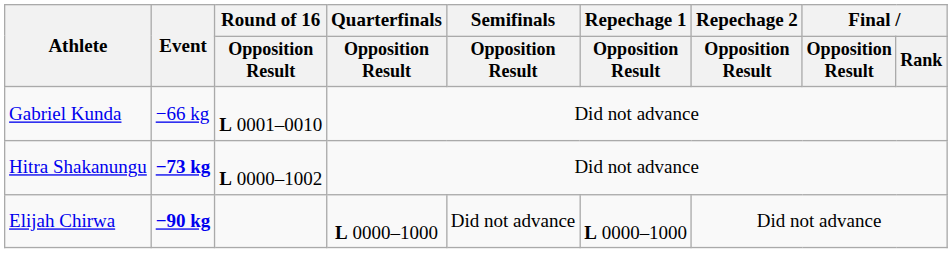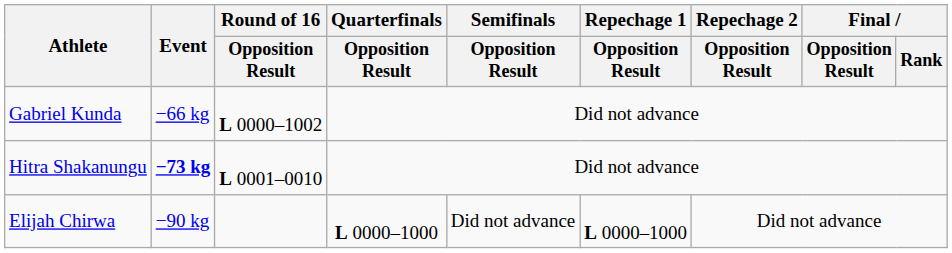(271, 125) L 0001–0010 -> (271, 125) L 0000–1002
(271, 178) L 0000–1002 -> (271, 178) L 0001–0010
(183, 221) bold -> (182, 221) normal
